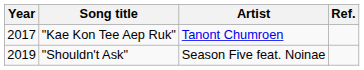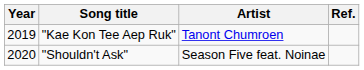(22, 34) 2017 -> (22, 34) 2019
(22, 55) 2019 -> (22, 55) 2020
